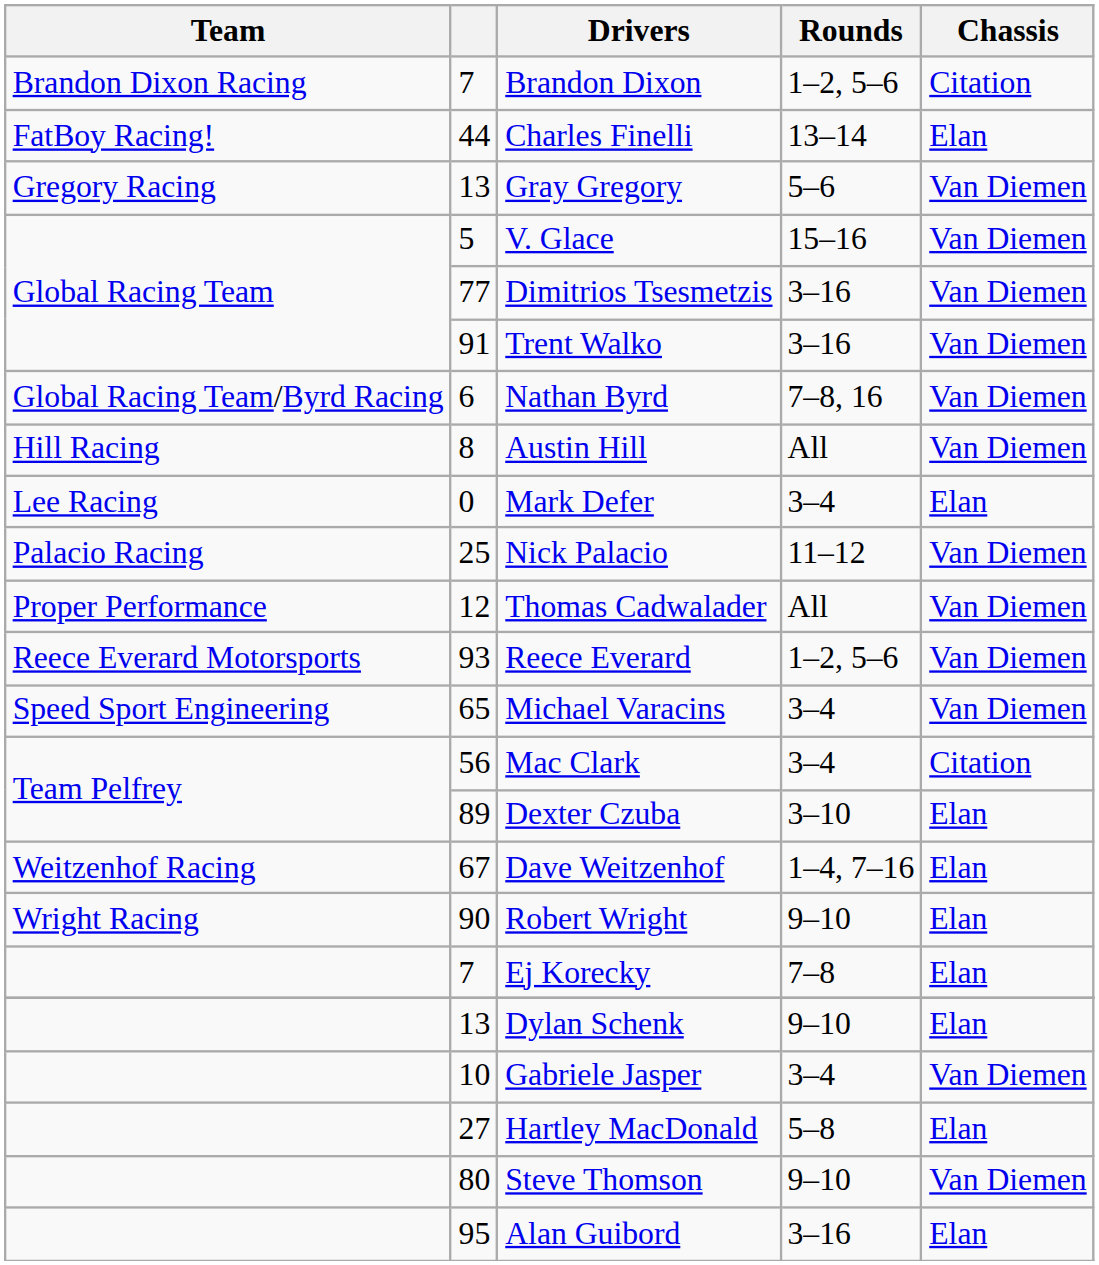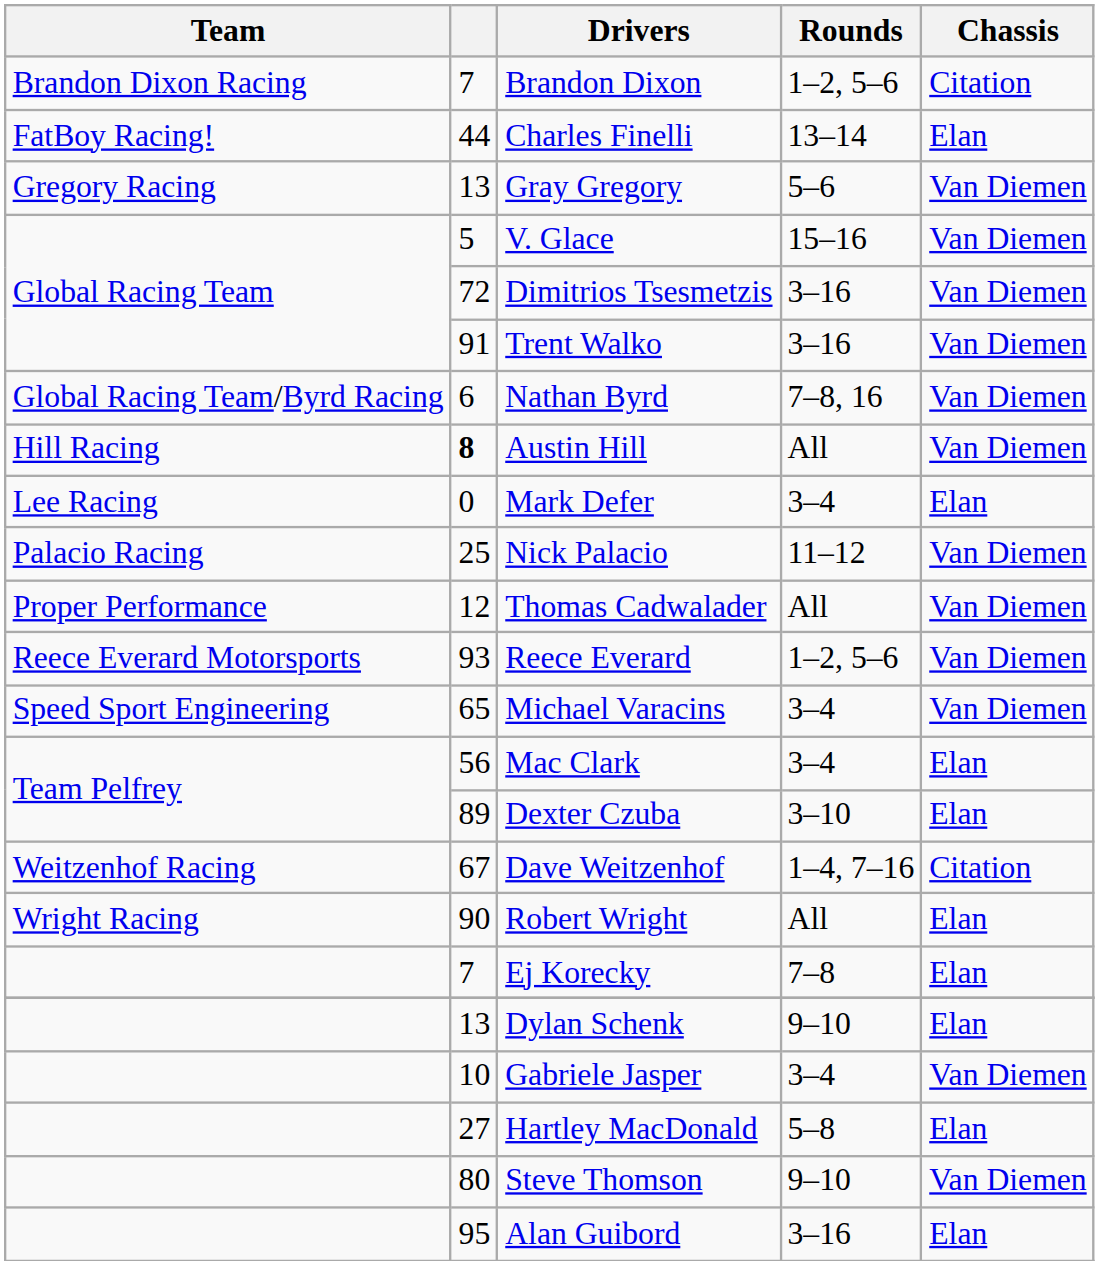(474, 291) 77 -> (474, 291) 72
(466, 448) normal -> (466, 448) bold
(980, 762) Citation -> (958, 762) Elan
(958, 866) Elan -> (980, 866) Citation
(819, 918) 9–10 -> (808, 918) All
